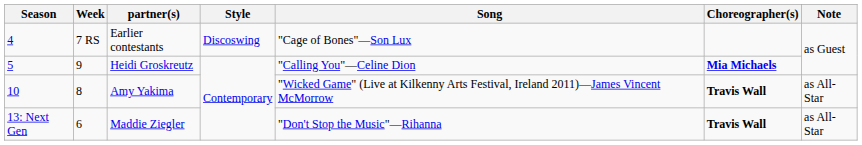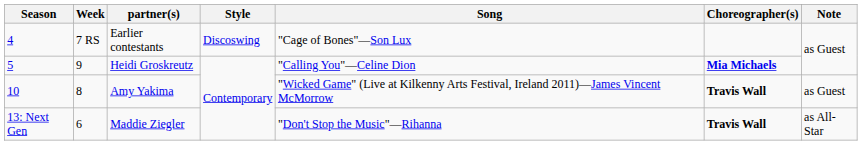(820, 91) as All-Star -> (825, 91) as Guest
